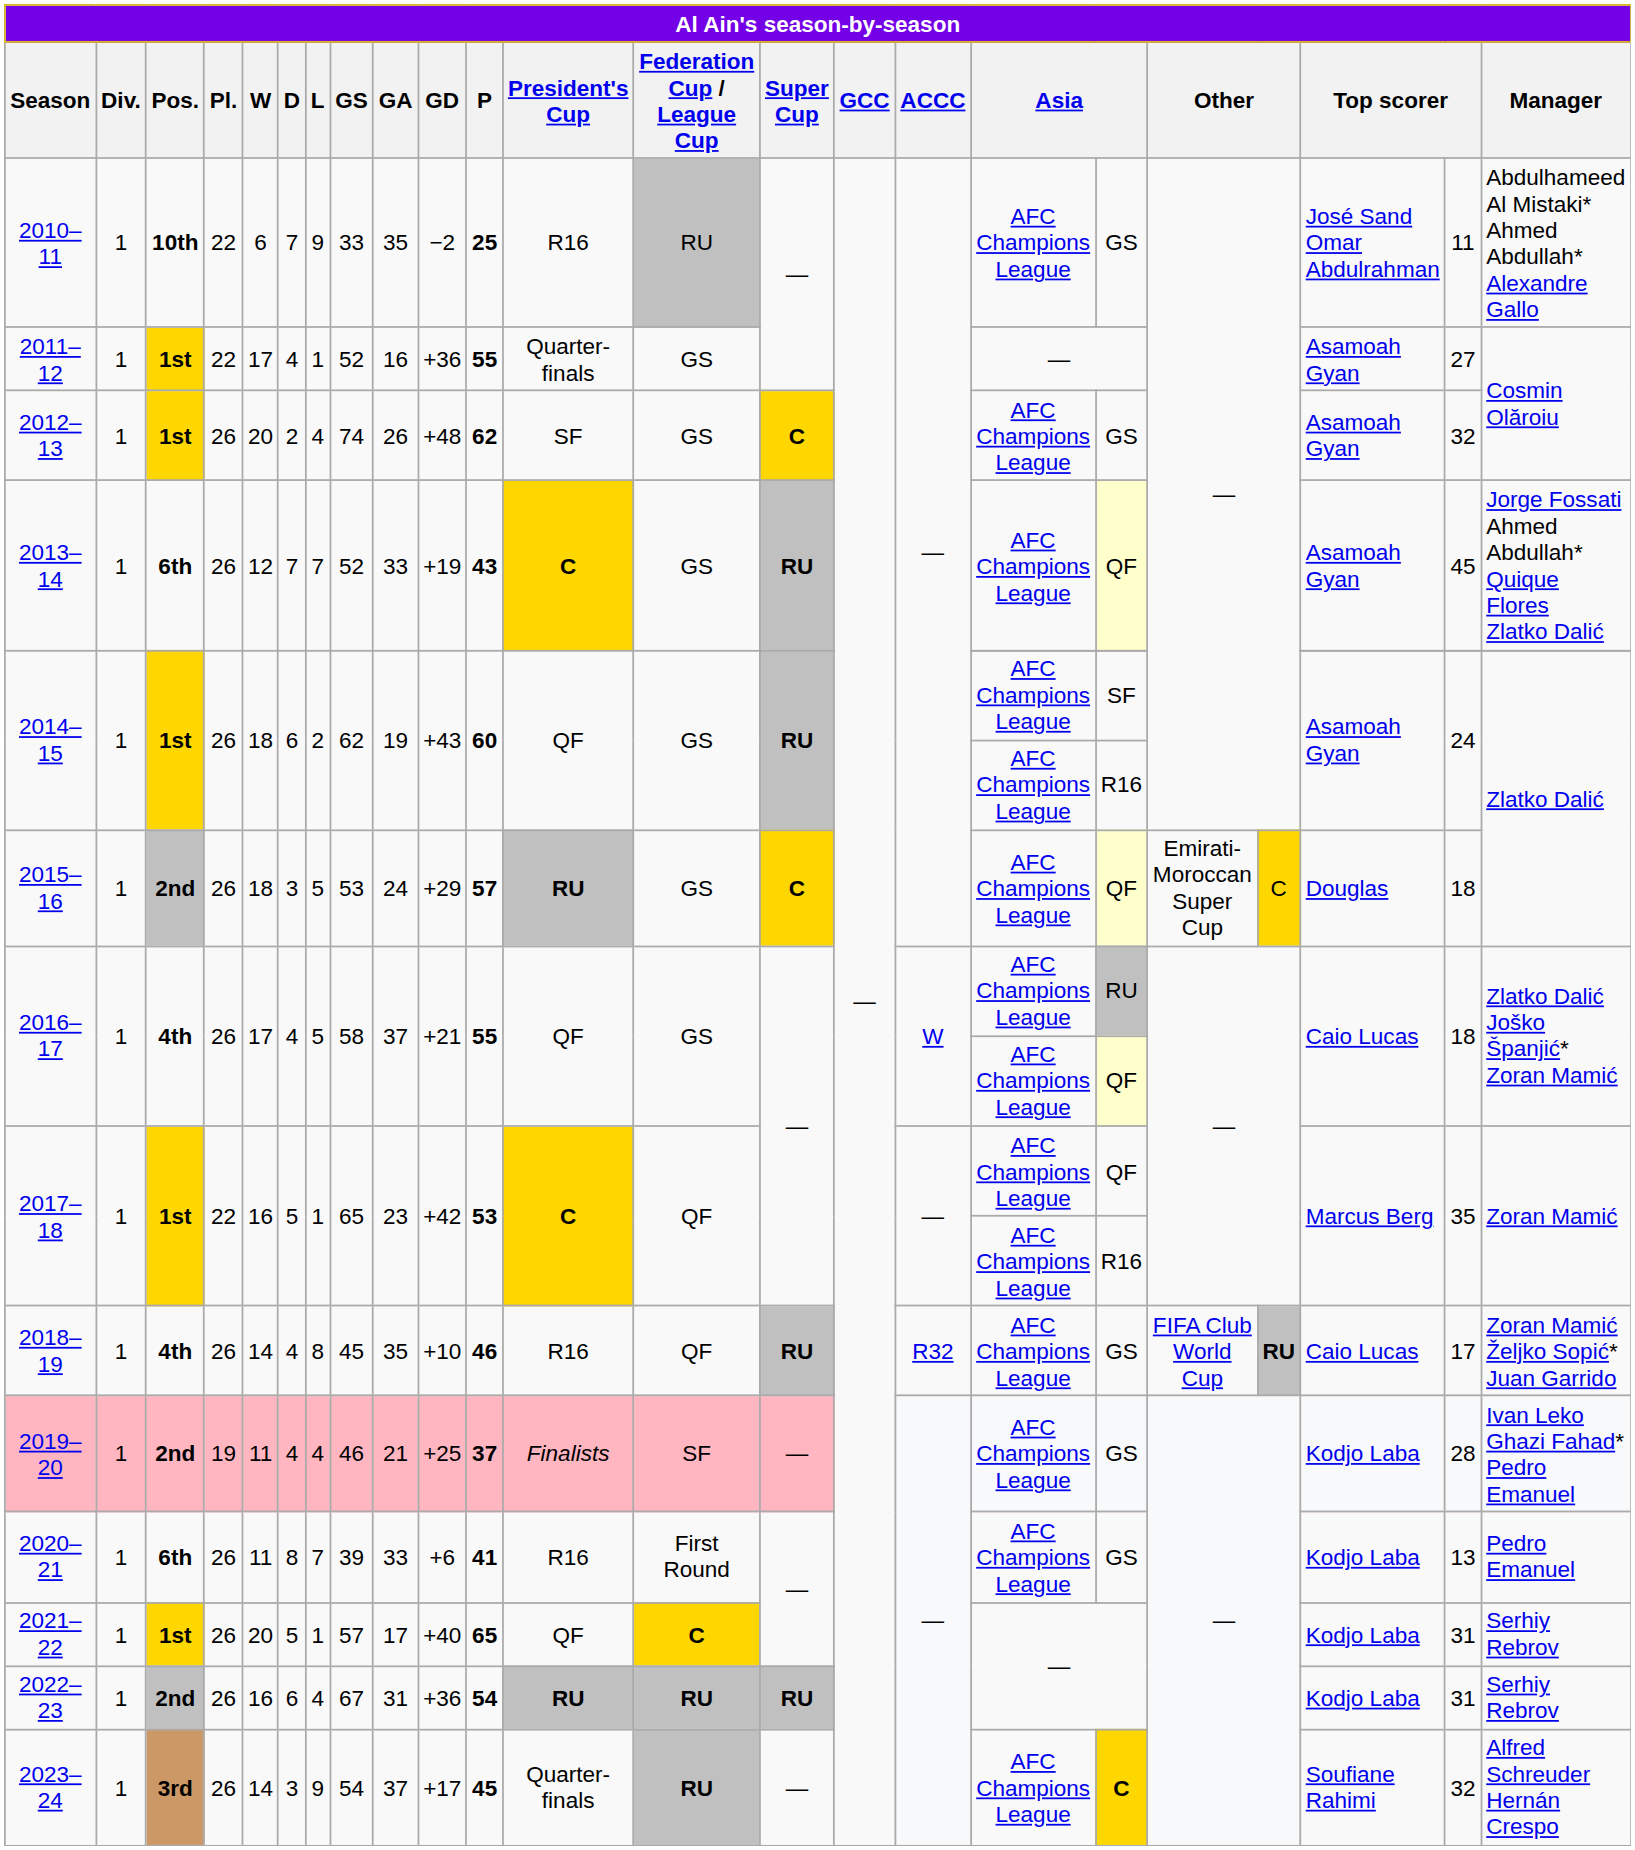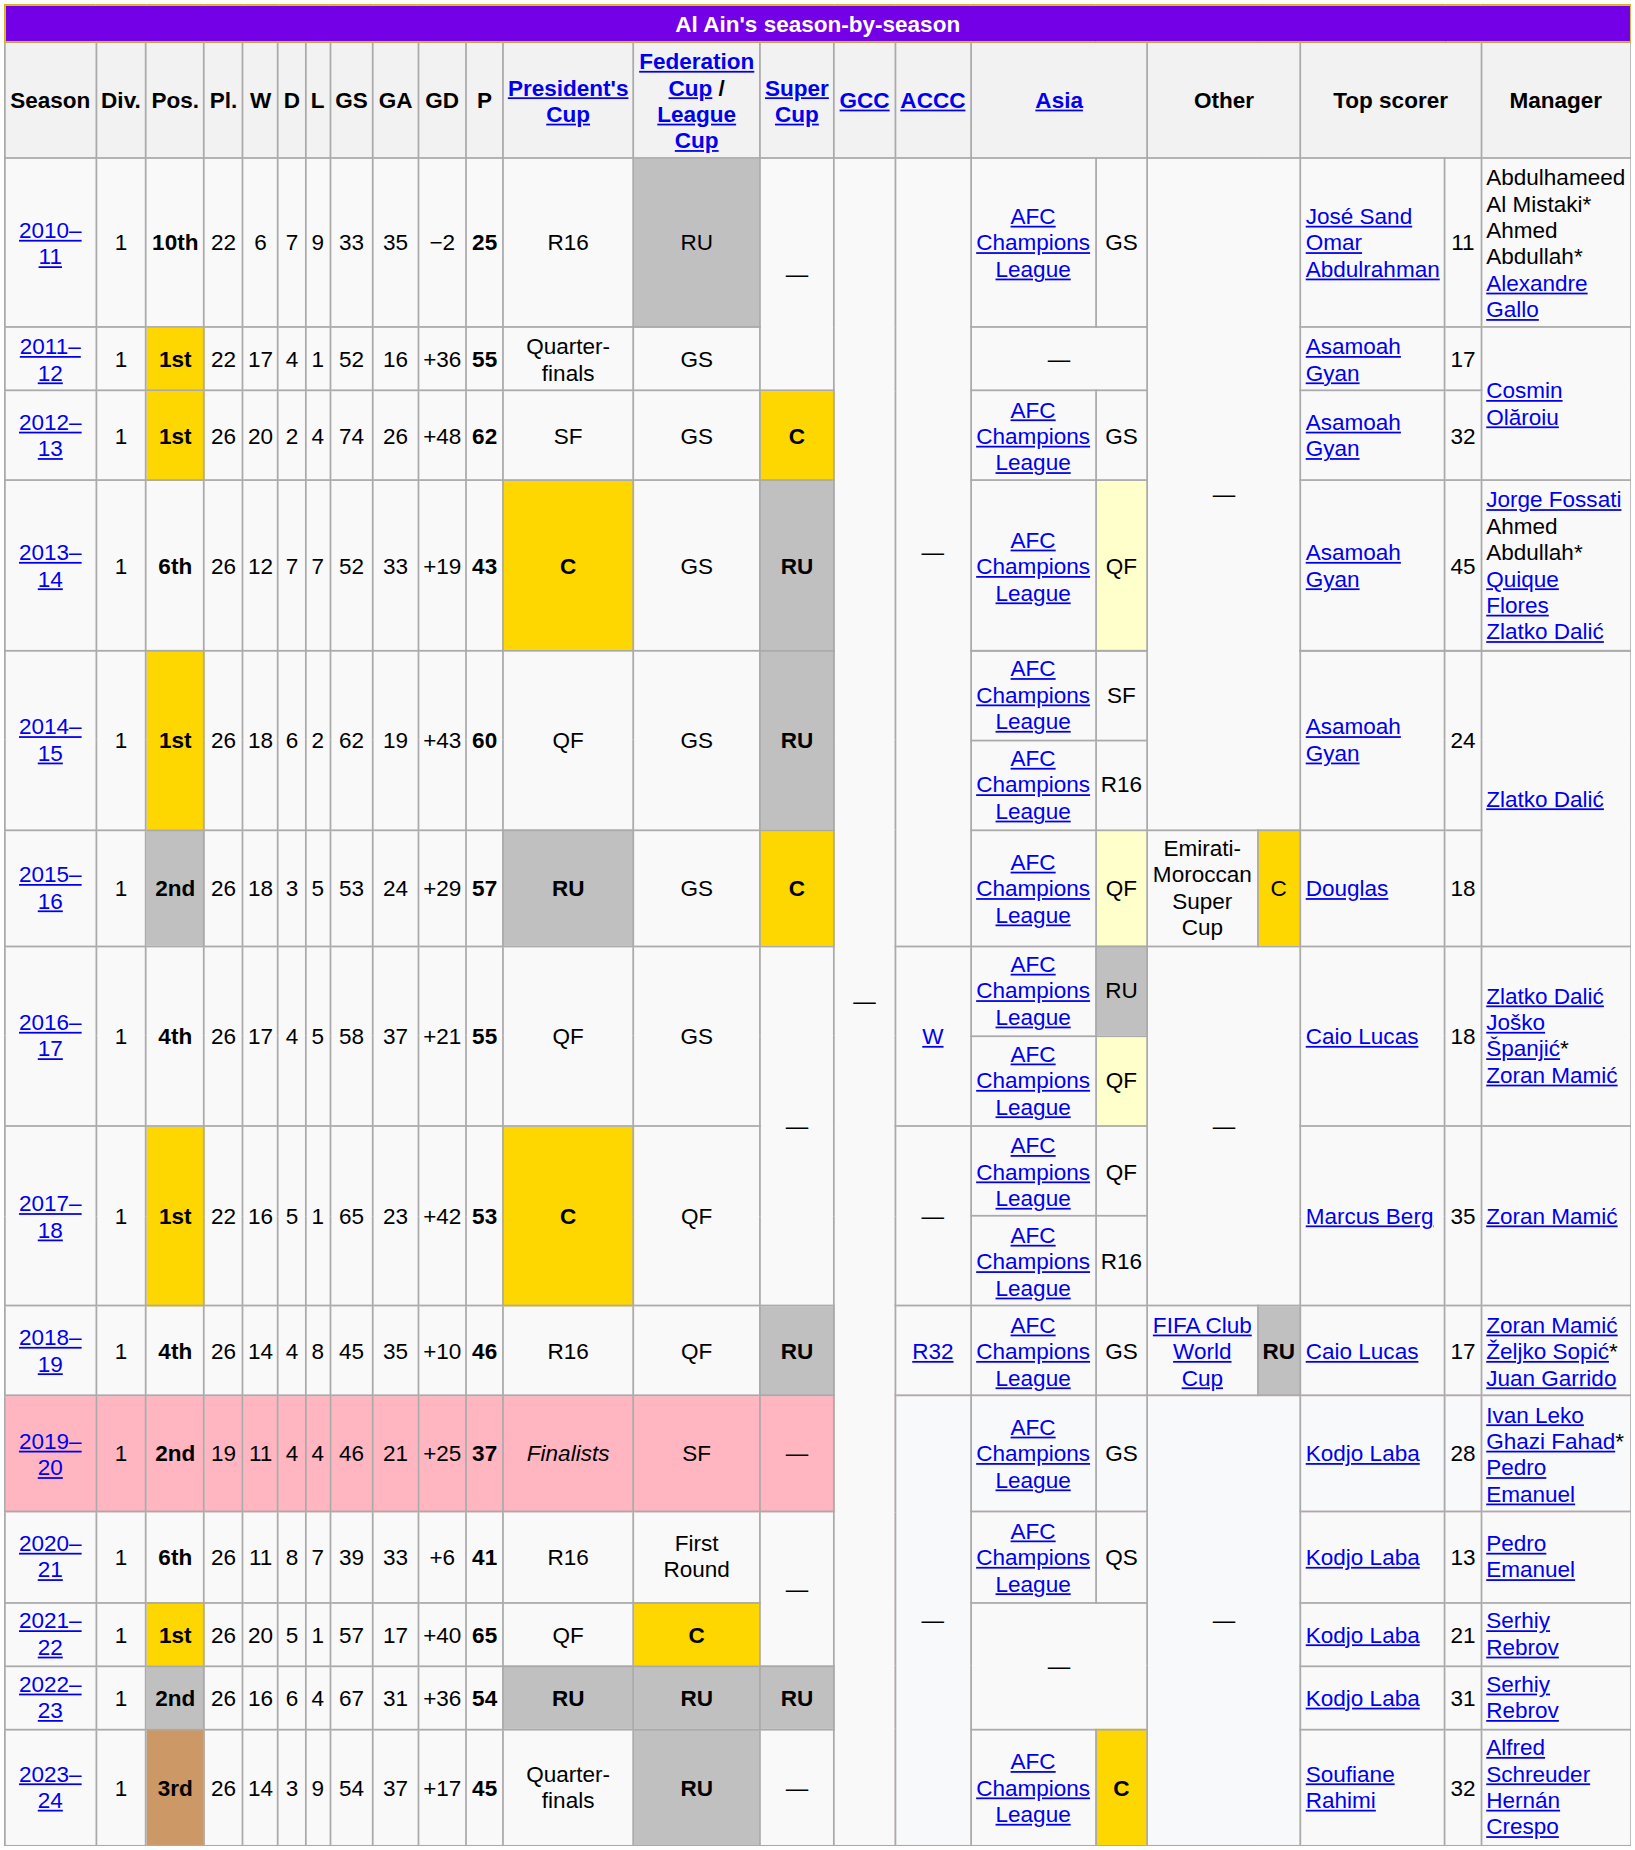(1463, 359) 27 -> (1463, 359) 17
(1121, 1557) GS -> (1121, 1557) QS
(1463, 1634) 31 -> (1463, 1634) 21
